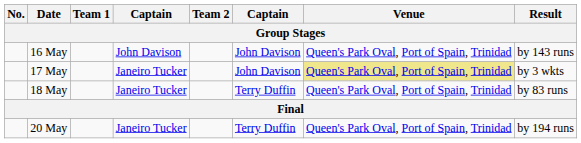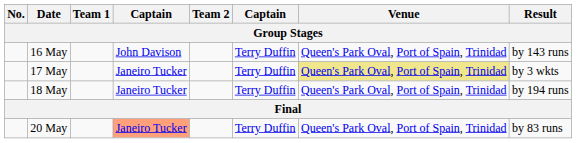(268, 52) John Davison -> (265, 52) Terry Duffin
(268, 71) John Davison -> (265, 71) Terry Duffin
(542, 90) by 83 runs -> (540, 90) by 194 runs
(151, 128) no background -> (151, 128) lightsalmon background
(545, 128) by 194 runs -> (537, 128) by 83 runs
